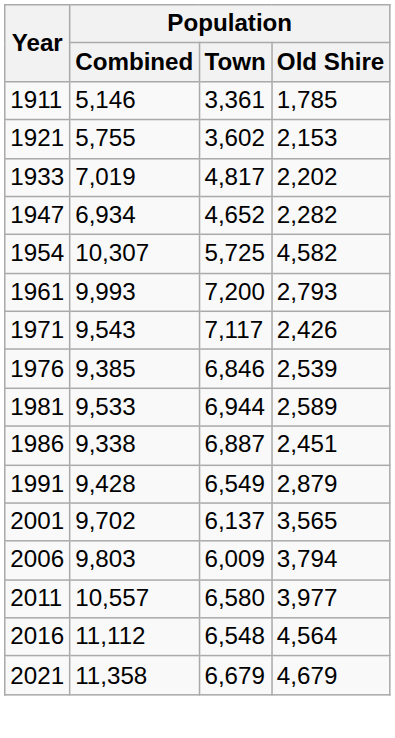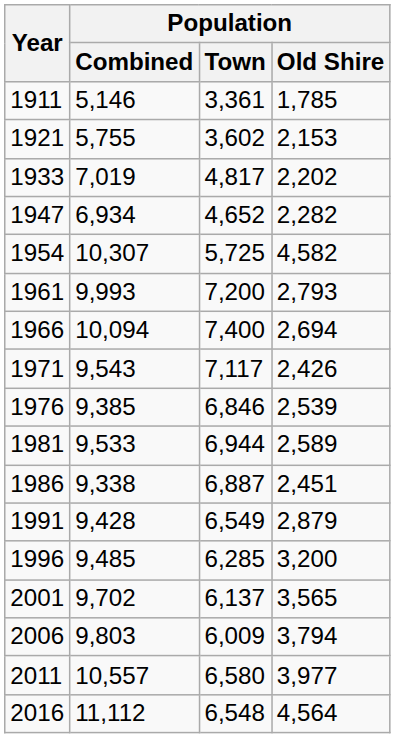+ row: (37, 330)
+ row: (37, 560)
- row: (37, 675)
